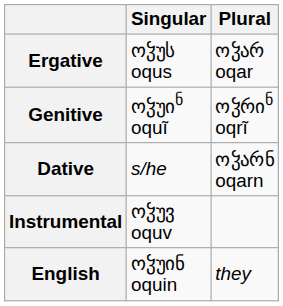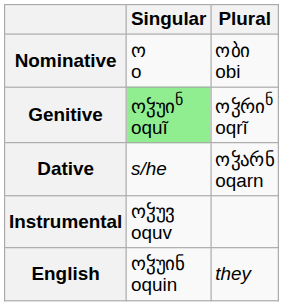+ row: (66, 60)
- row: (66, 60)
(157, 114) no background -> (157, 114) lightgreen background
